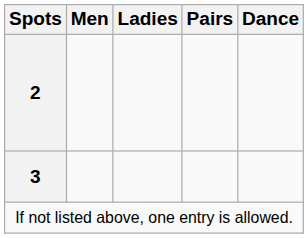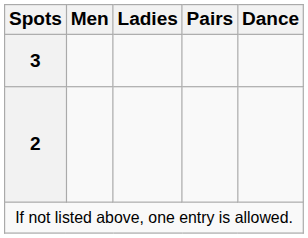rows swapped: (35, 176) <-> (35, 92)
